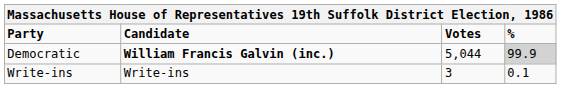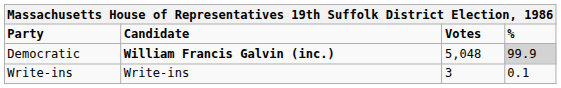(463, 54) 5,044 -> (463, 54) 5,048
